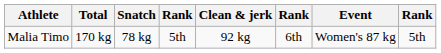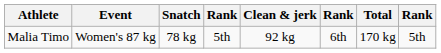columns swapped: (355, 15) <-> (93, 15)
